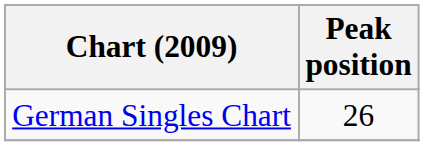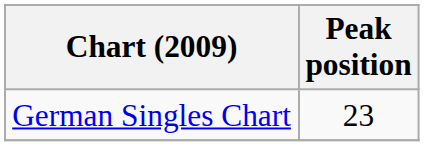(359, 114) 26 -> (359, 114) 23
